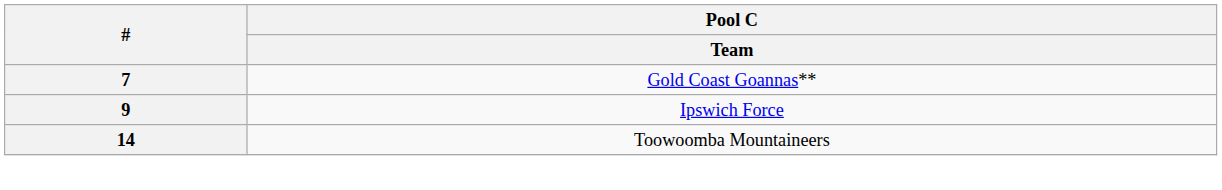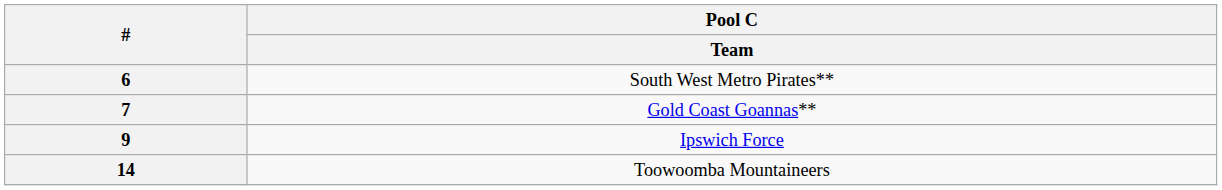+ row: (126, 79)
